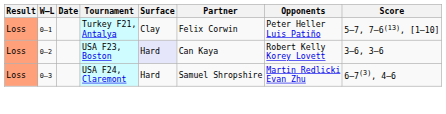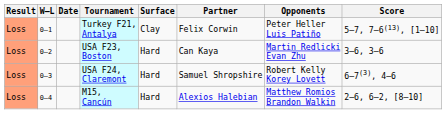(150, 52) lavender background -> (150, 52) no background
(296, 52) Robert Kelly Korey Lovett -> (303, 52) Martin Redlicki Evan Zhu
(303, 75) Martin Redlicki Evan Zhu -> (296, 75) Robert Kelly Korey Lovett
+ row: (97, 97)
